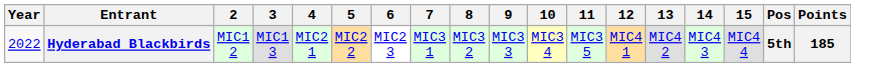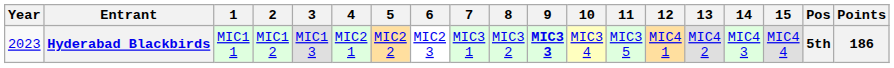+ column: (233, 15)
(24, 44) 2022 -> (24, 44) 2023
(508, 44) normal -> (548, 44) bold
(822, 44) 185 -> (862, 44) 186
